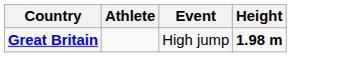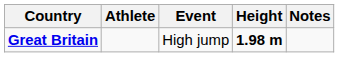+ column: (310, 16)
